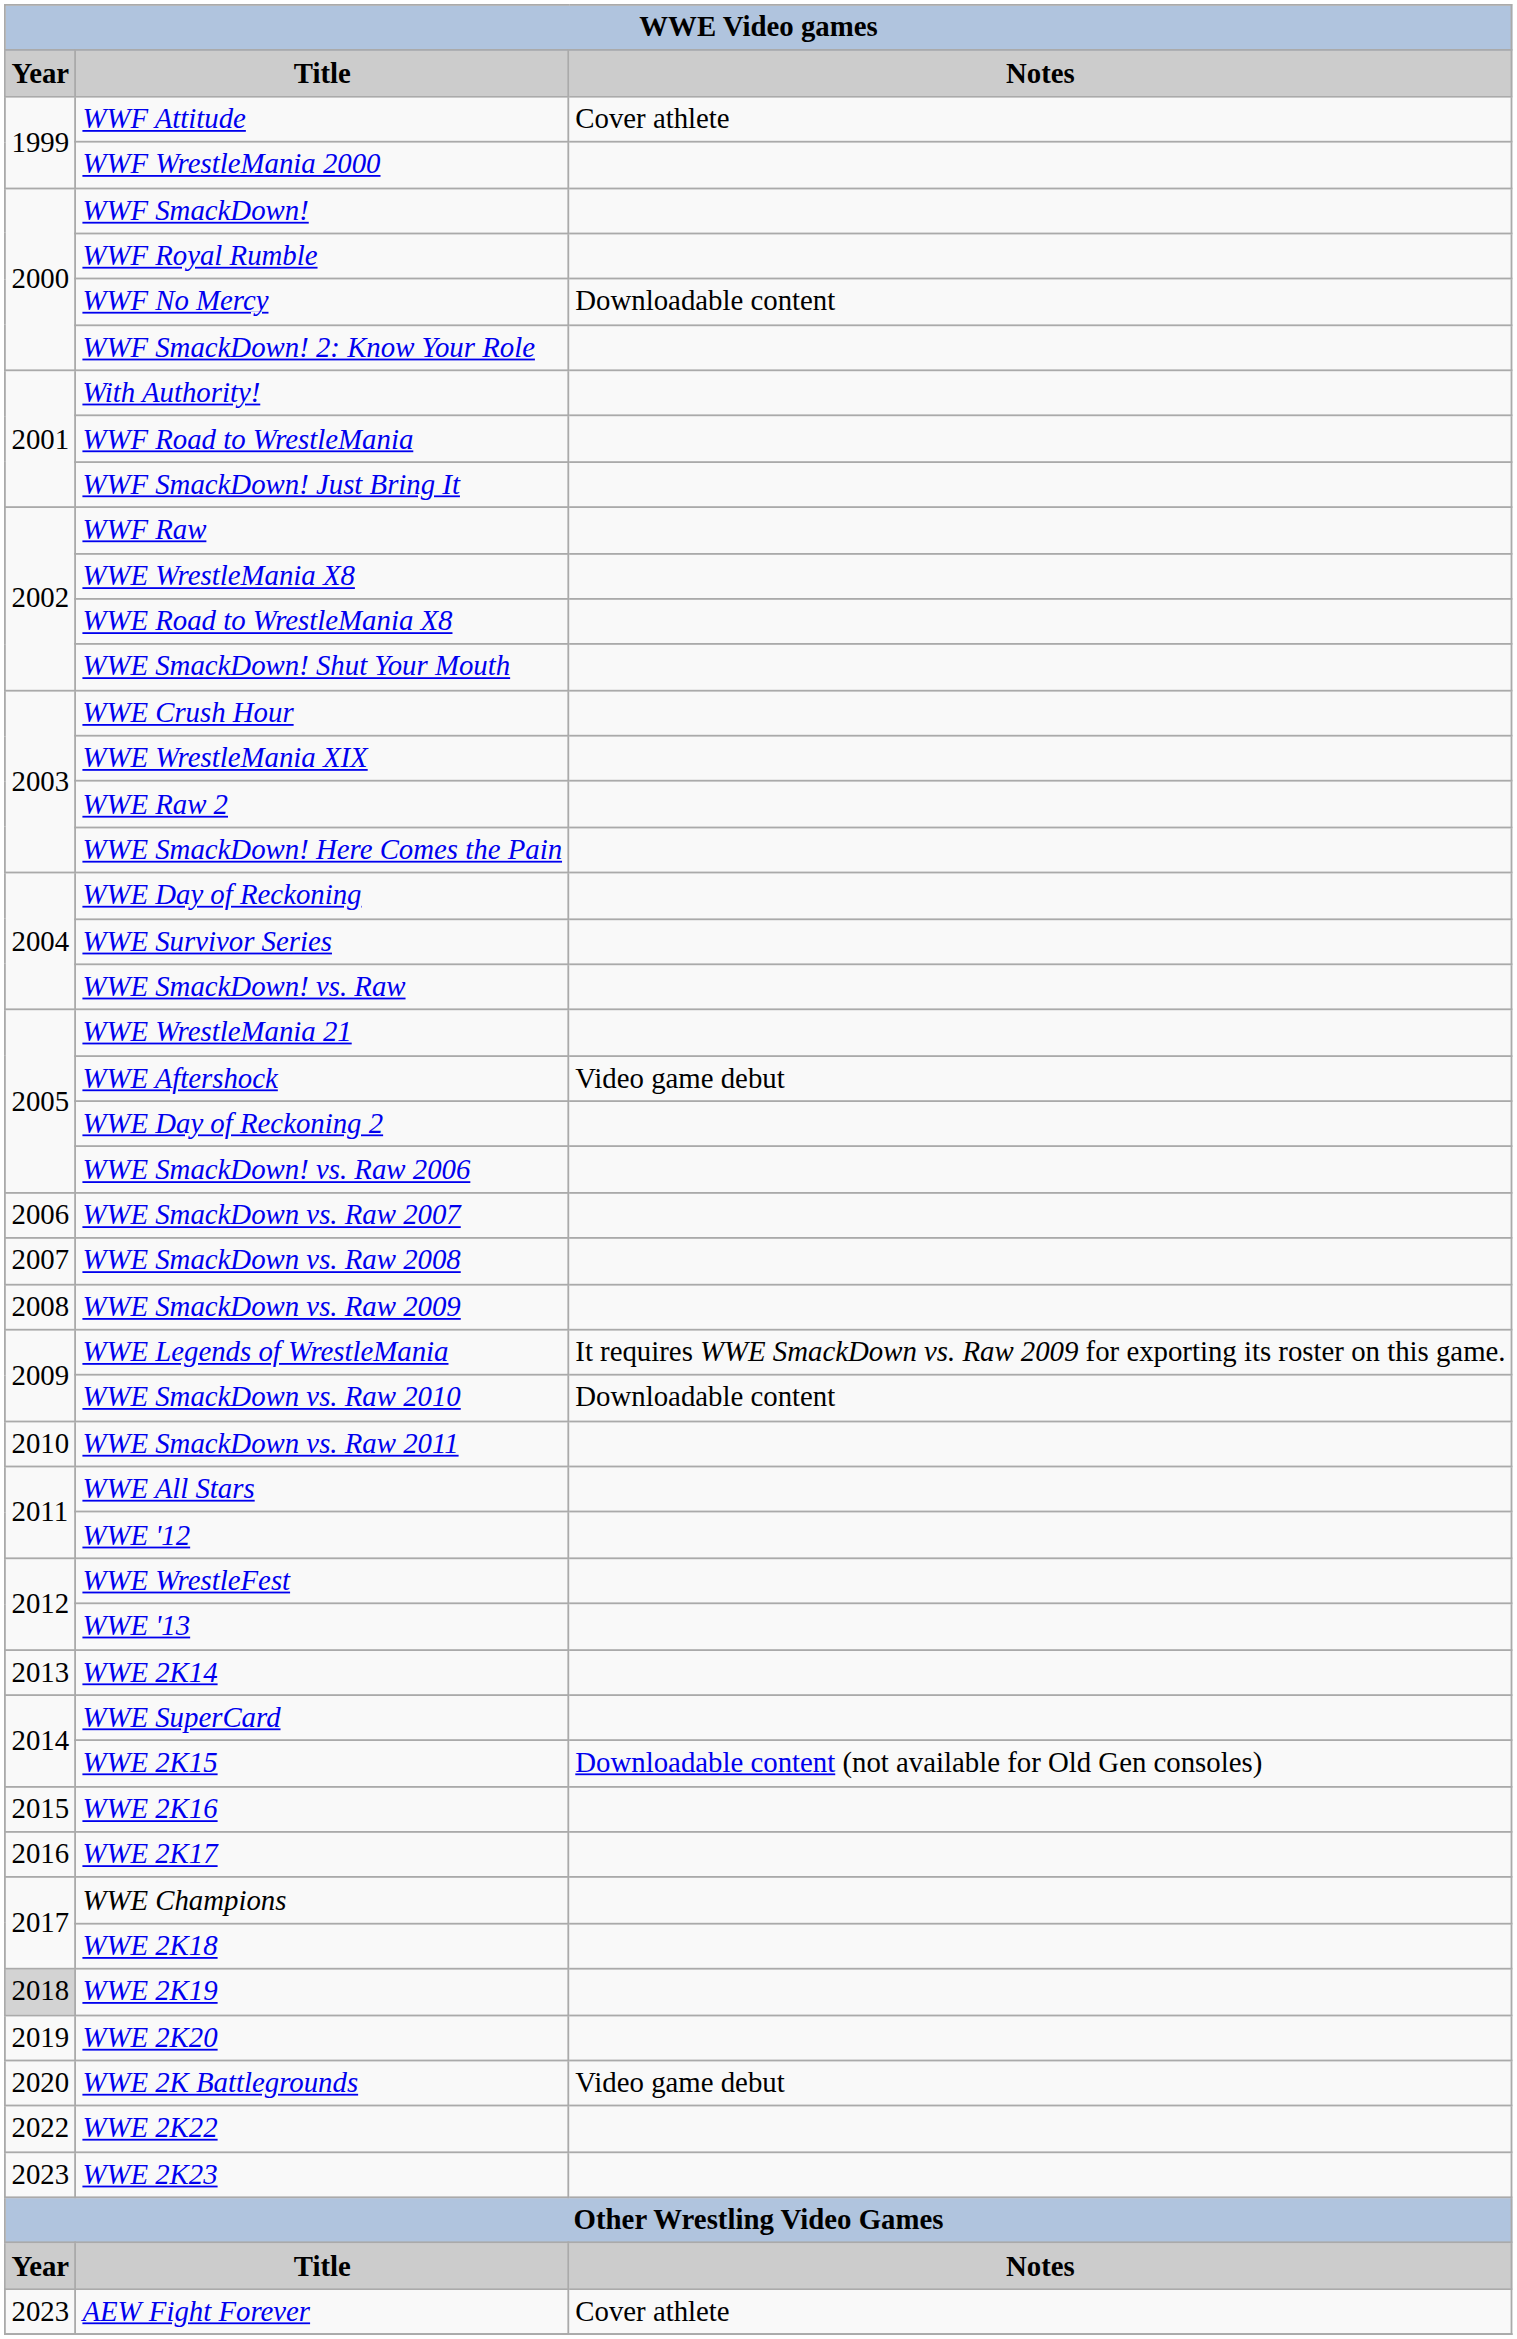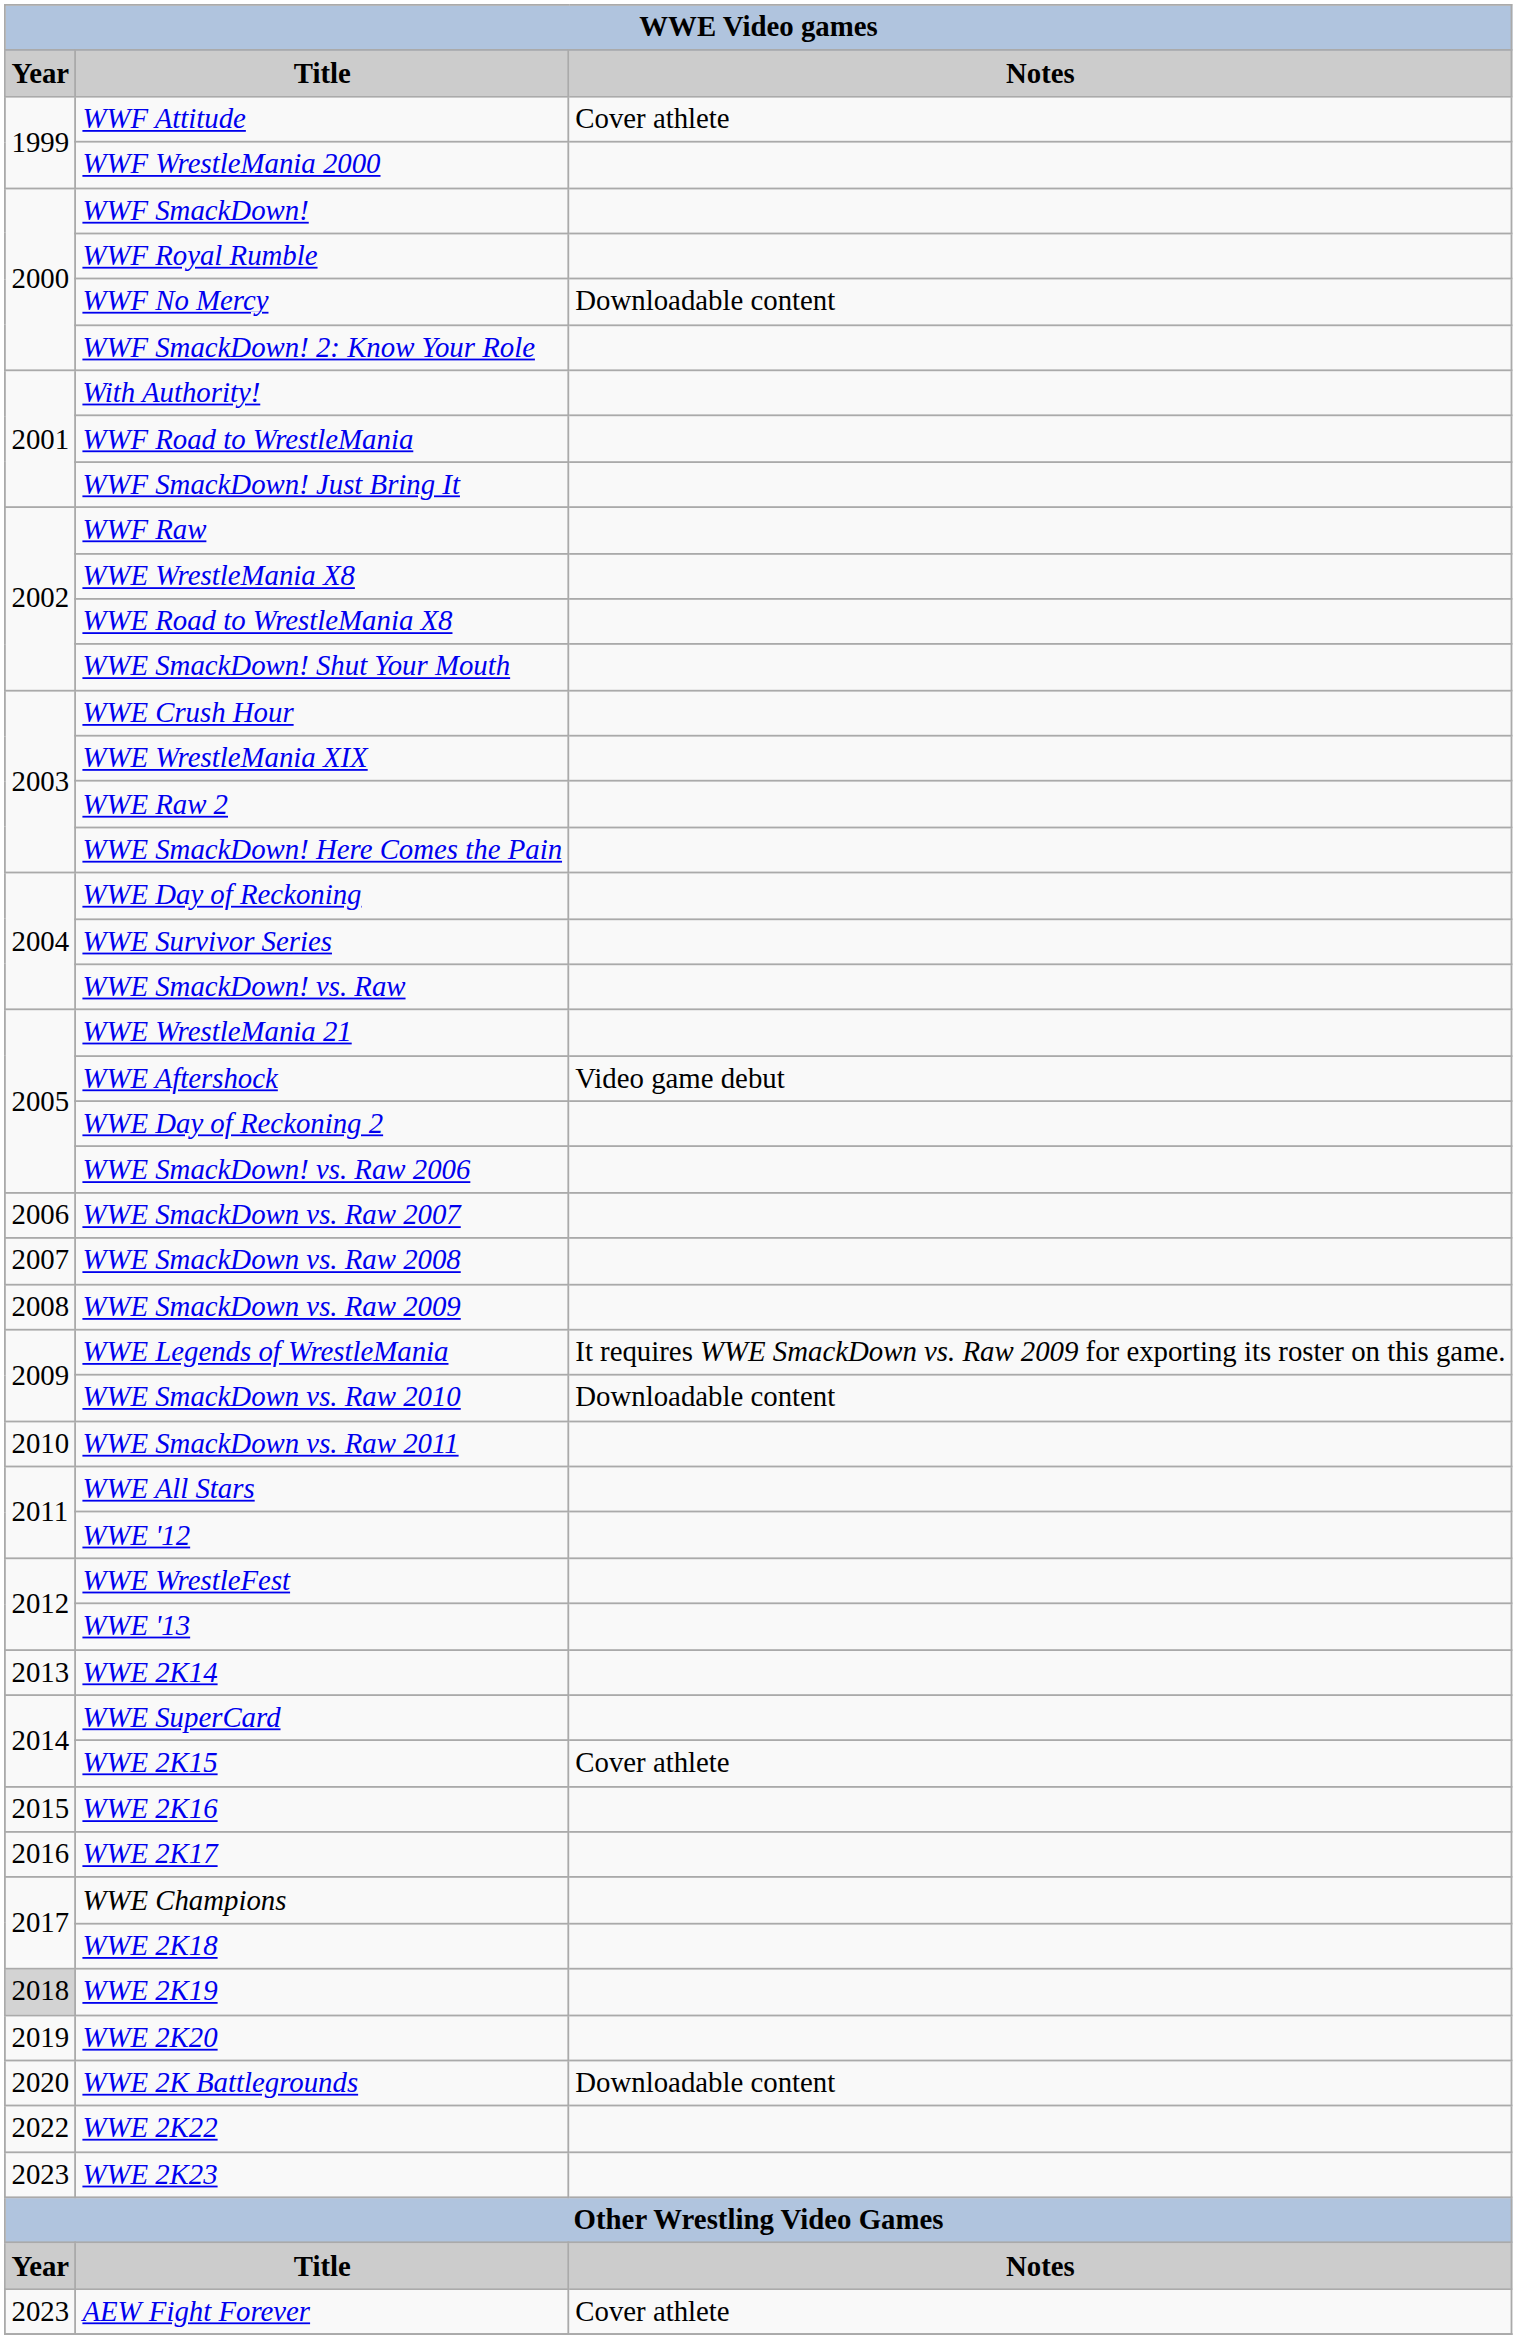(919, 1762) Downloadable content (not available for Old Gen consoles) -> (652, 1762) Cover athlete
(680, 2082) Video game debut -> (705, 2082) Downloadable content
